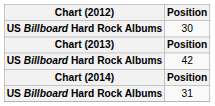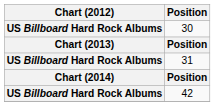rows swapped: (187, 61) <-> (187, 93)
